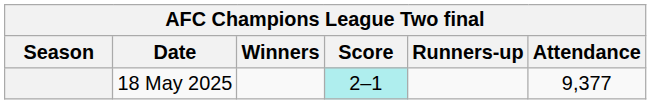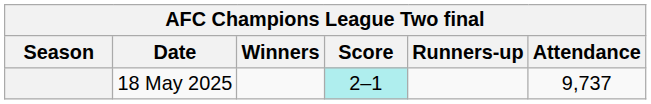(587, 83) 9,377 -> (587, 83) 9,737
